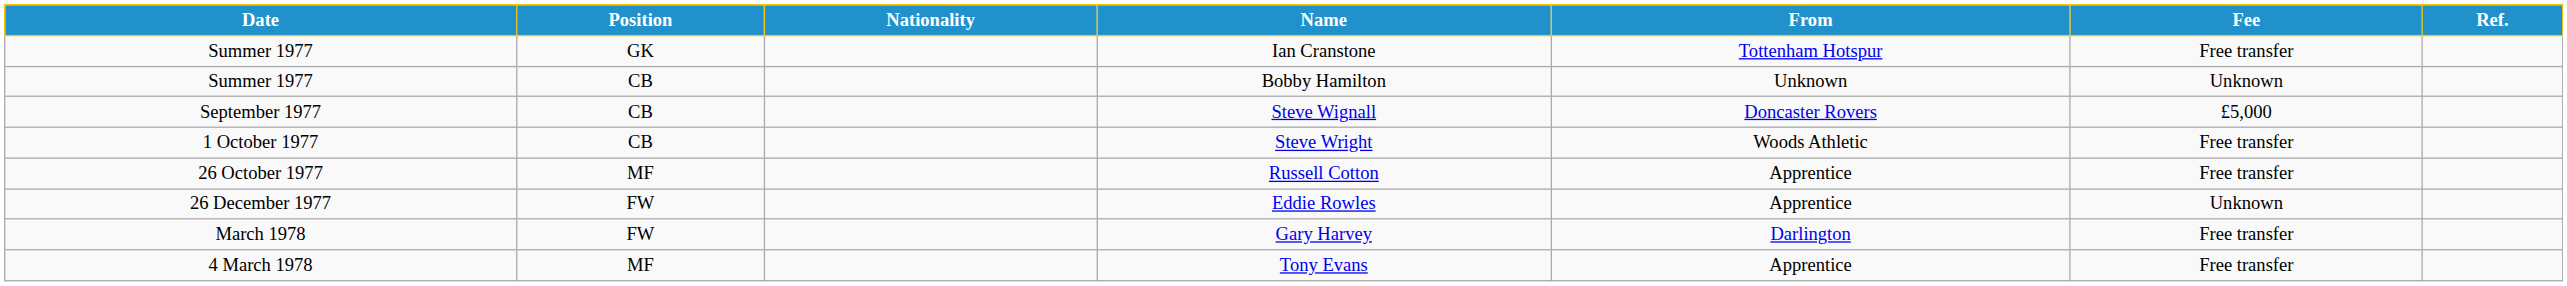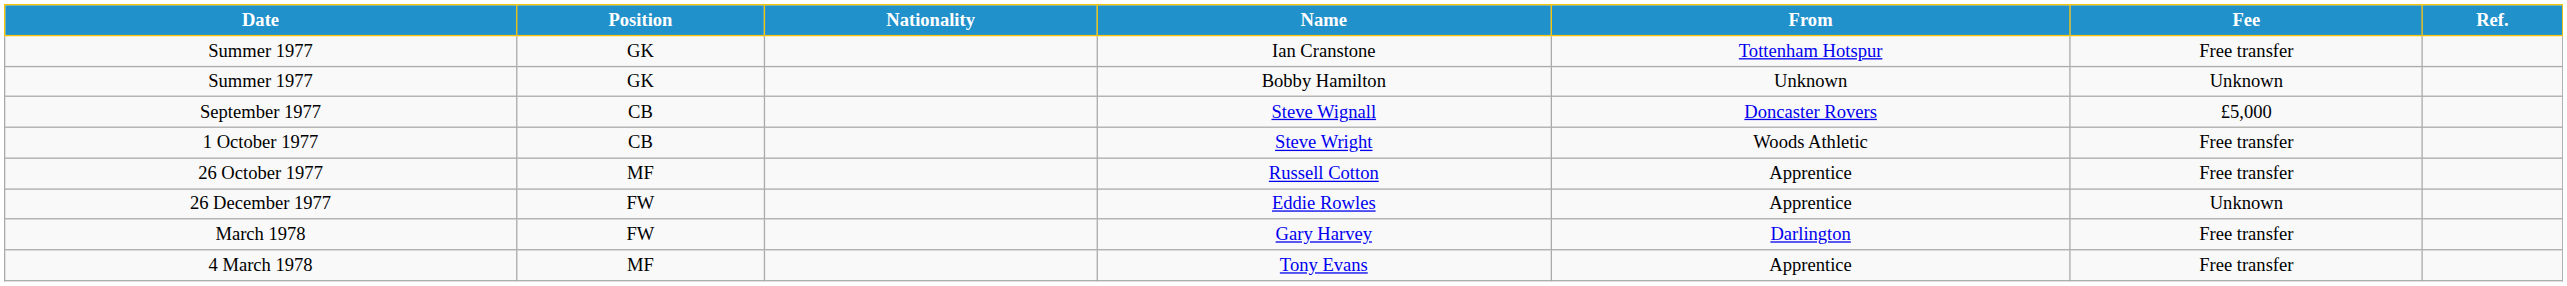(640, 81) CB -> (640, 81) GK
